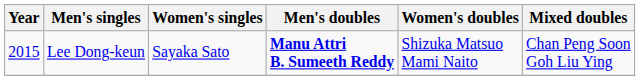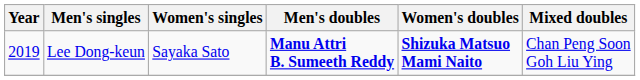(24, 52) 2015 -> (24, 52) 2019
(452, 52) normal -> (456, 52) bold
